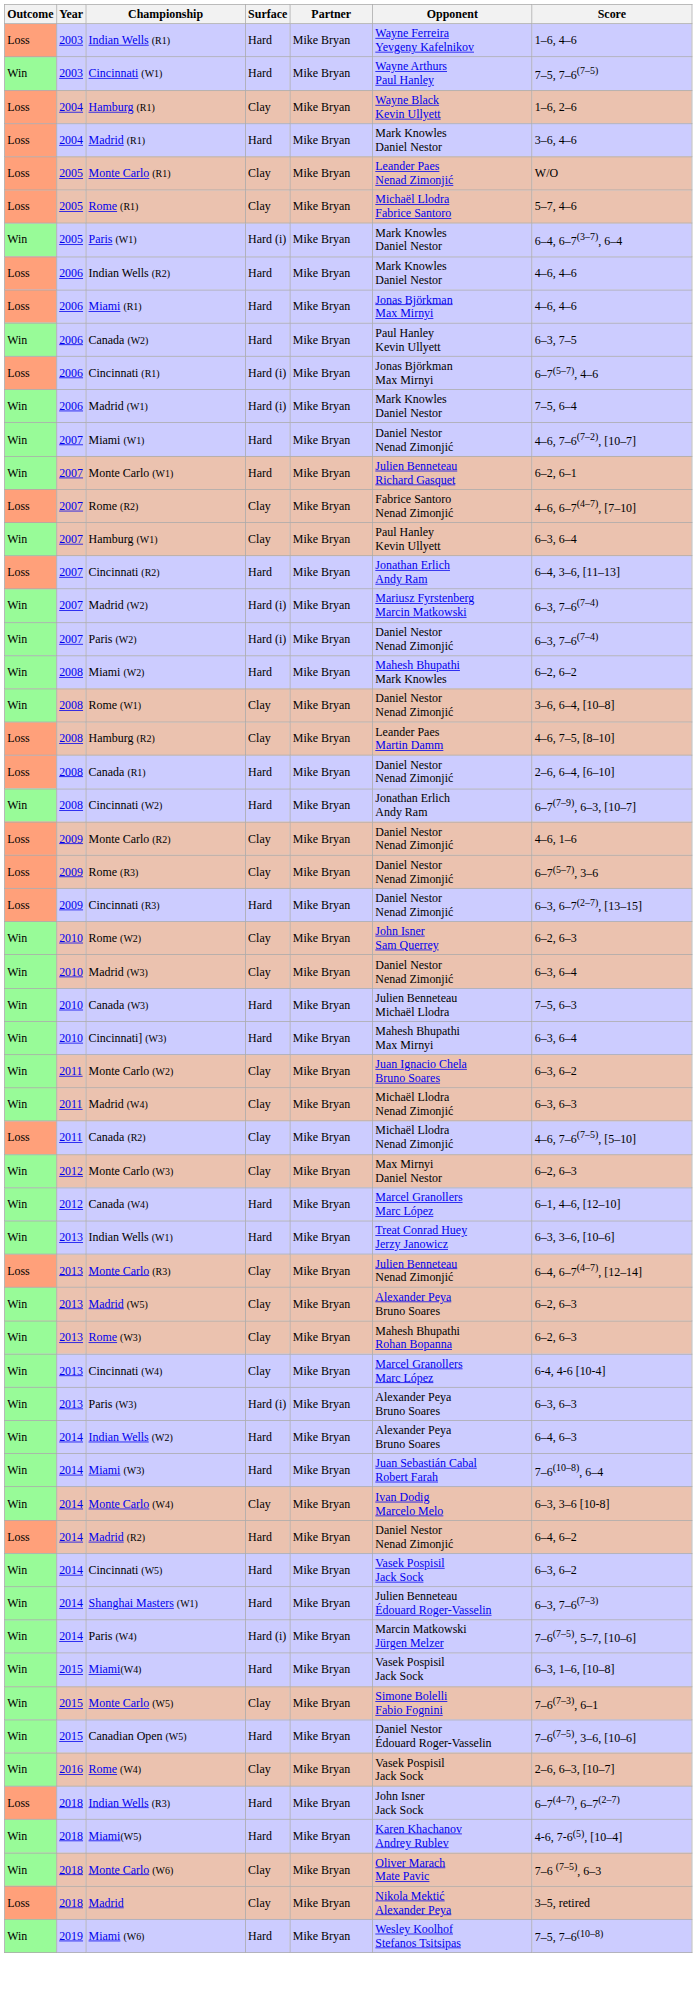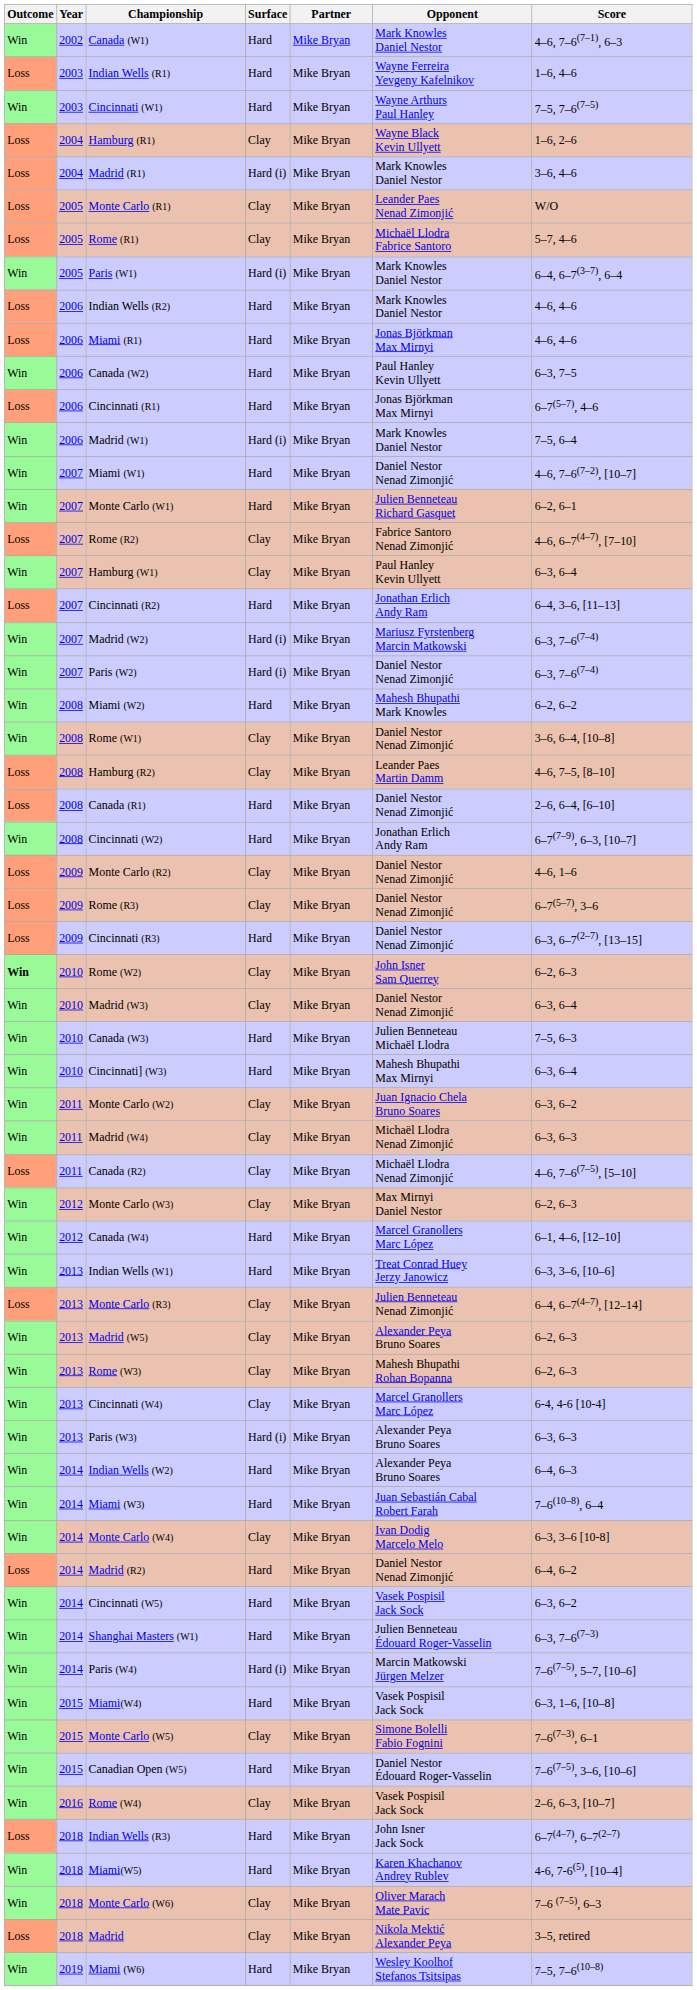+ row: (118, 40)
(260, 139) Hard -> (267, 173) Hard (i)
(267, 372) Hard (i) -> (260, 405) Hard
(17, 937) normal -> (18, 971) bold
